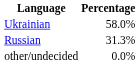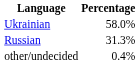(123, 56) 0.0% -> (123, 56) 0.4%
